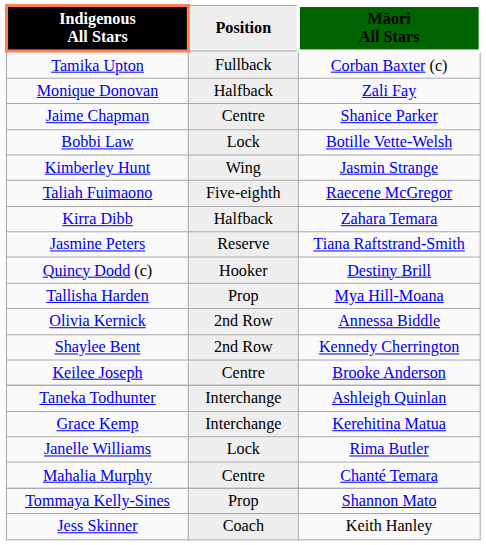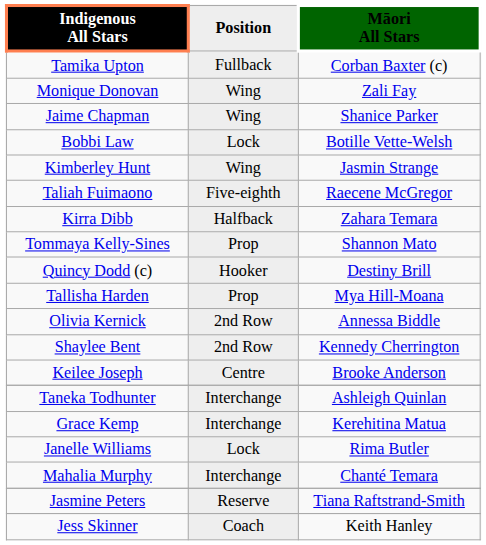(243, 90) Halfback -> (243, 90) Wing
(243, 116) Centre -> (243, 116) Wing
rows swapped: (97, 500) <-> (98, 244)
(243, 475) Centre -> (243, 475) Interchange
